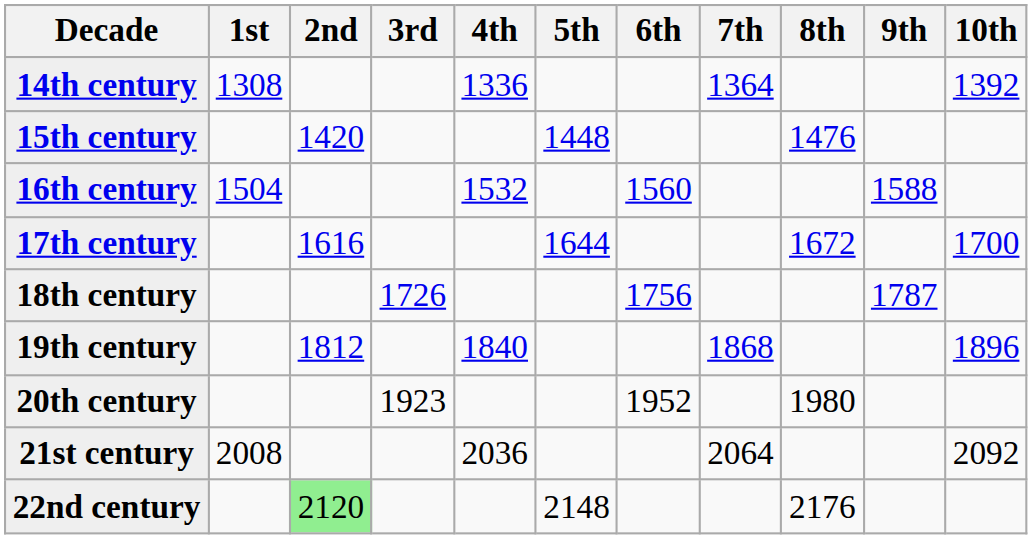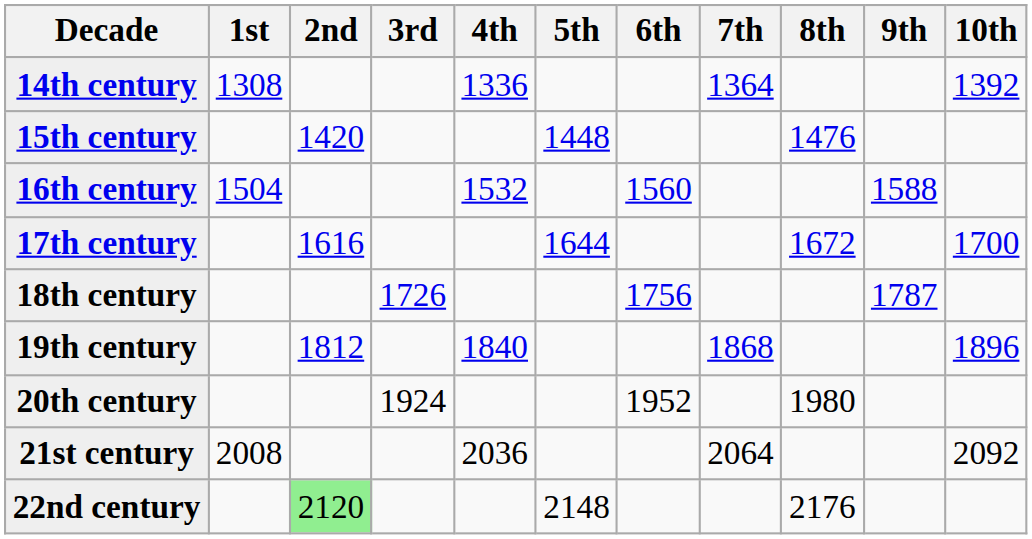(413, 400) 1923 -> (413, 400) 1924
